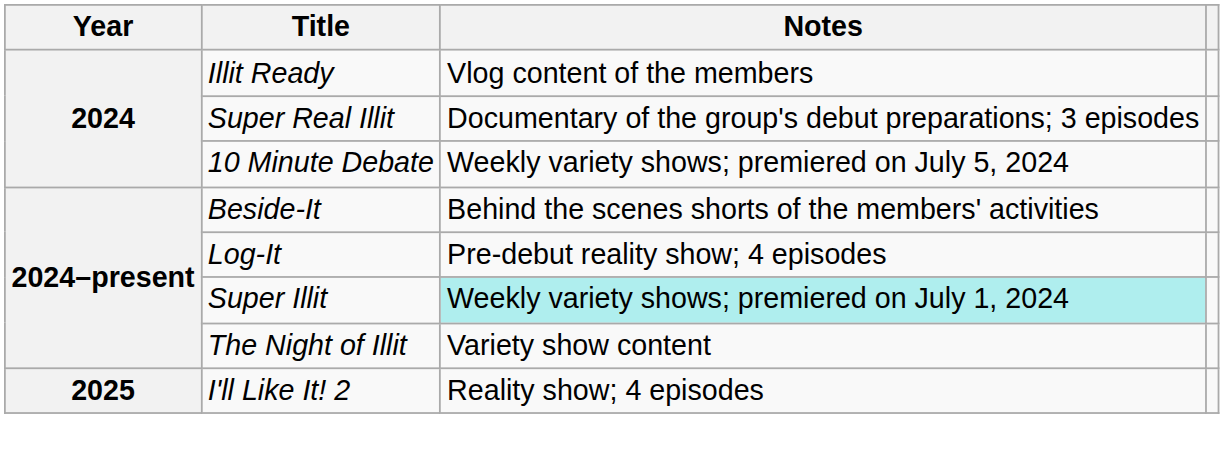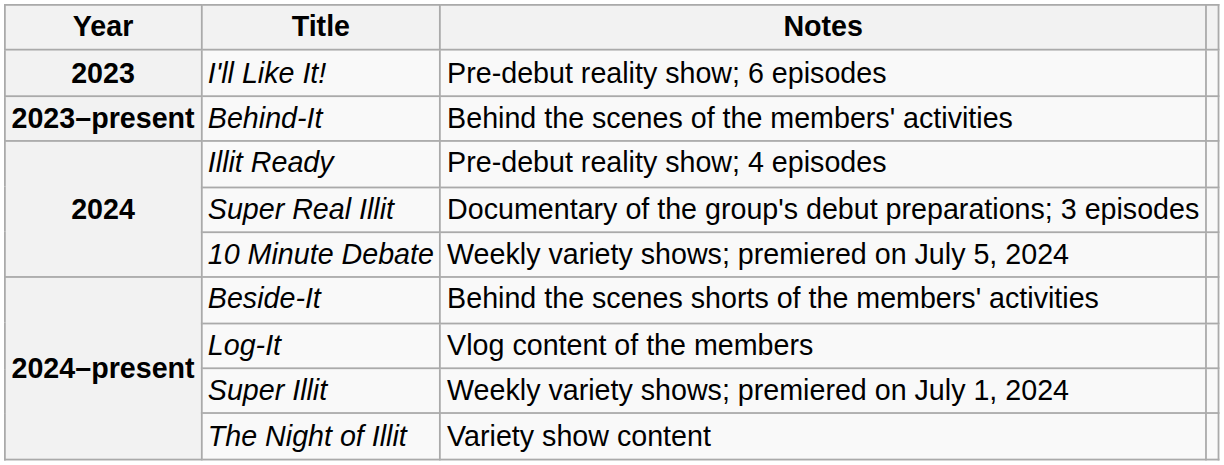+ row: (267, 72)
+ row: (265, 118)
(630, 72) Vlog content of the members -> (667, 163) Pre-debut reality show; 4 episodes
(667, 254) Pre-debut reality show; 4 episodes -> (630, 345) Vlog content of the members
(758, 299) paleturquoise background -> (758, 390) no background
- row: (279, 390)
